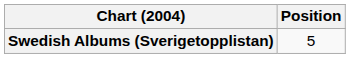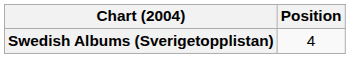(311, 41) 5 -> (311, 41) 4
